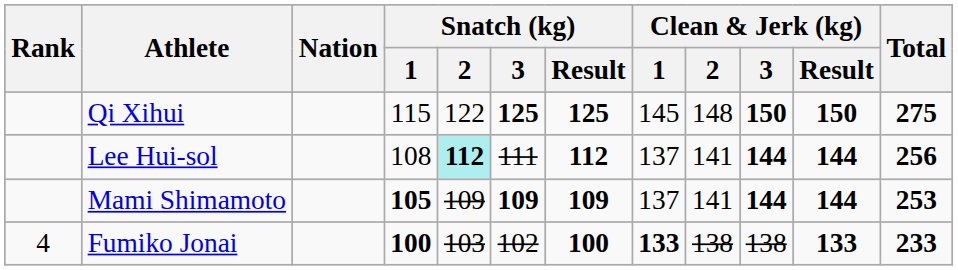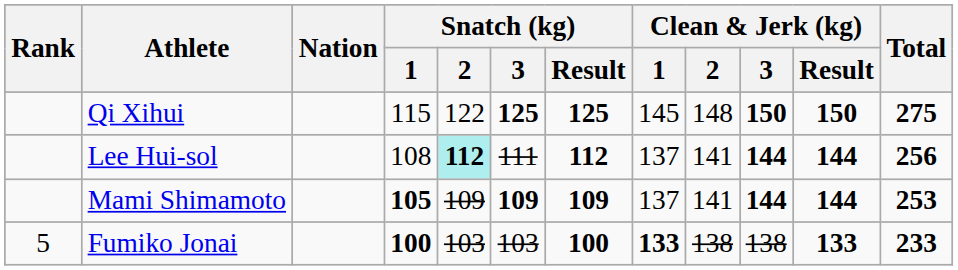(43, 243) 4 -> (43, 243) 5
(518, 243) 102 -> (518, 243) 103
